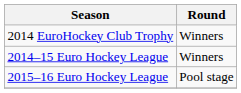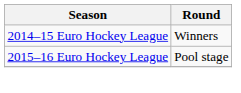- row: (90, 35)
